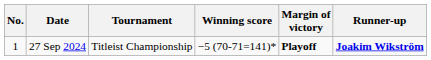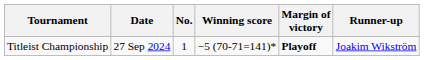columns swapped: (15, 20) <-> (142, 20)
(380, 46) bold -> (376, 46) normal
